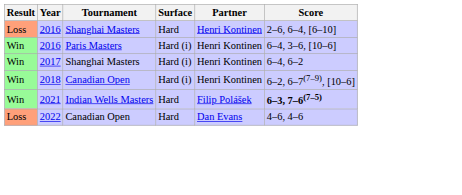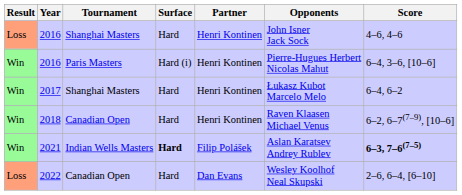+ column: (314, 12)
(301, 29) 2–6, 6–4, [6–10] -> (384, 35) 4–6, 4–6
(175, 62) Hard (i) -> (169, 91) Hard
(175, 80) Hard (i) -> (169, 119) Hard
(169, 99) normal -> (170, 147) bold
(285, 117) 4–6, 4–6 -> (401, 176) 2–6, 6–4, [6–10]
